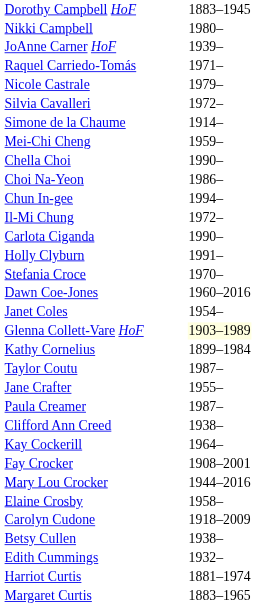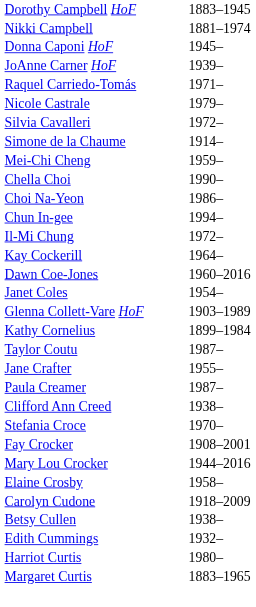(206, 28) 1980– -> (220, 28) 1881–1974
+ row: (59, 47)
- row: (49, 236)
- row: (45, 255)
rows swapped: (43, 444) <-> (45, 274)
(220, 331) lightyellow background -> (220, 312) no background
(220, 576) 1881–1974 -> (206, 558) 1980–
